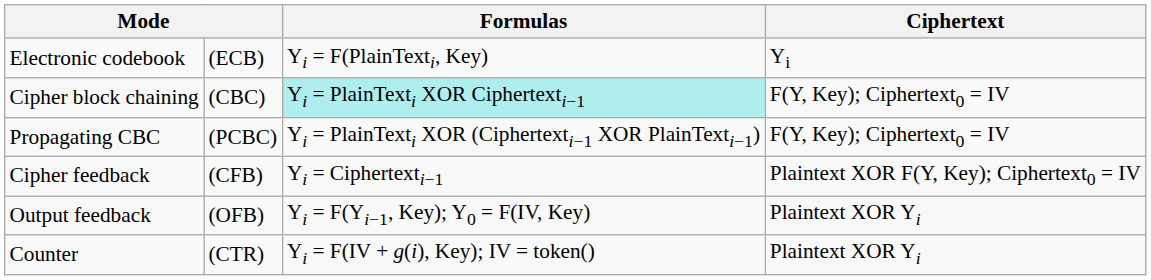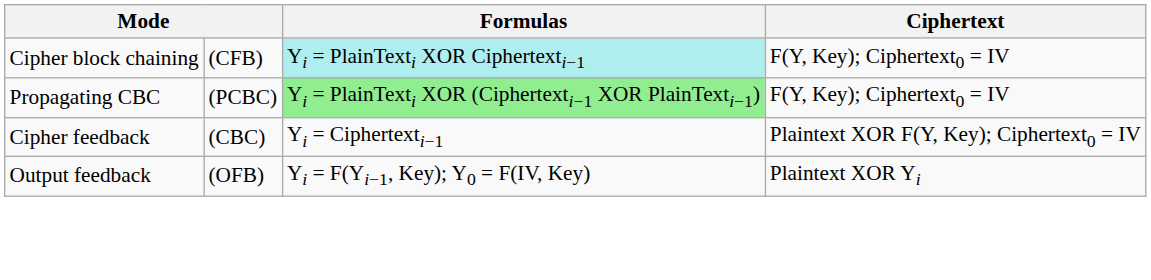- row: (97, 57)
(237, 97) (CBC) -> (236, 57) (CFB)
(523, 136) no background -> (523, 97) lightgreen background
(236, 175) (CFB) -> (237, 136) (CBC)
- row: (44, 254)
